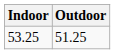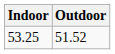(71, 37) 51.25 -> (71, 37) 51.52
